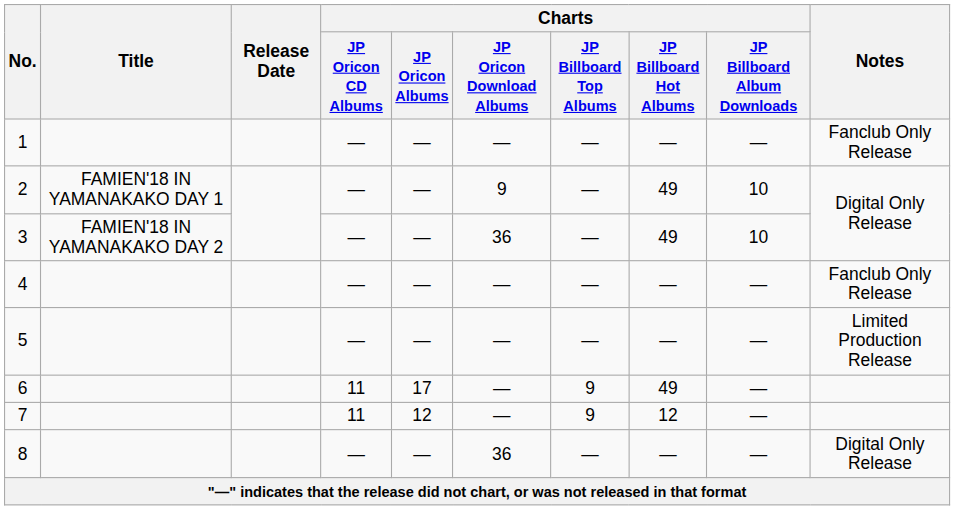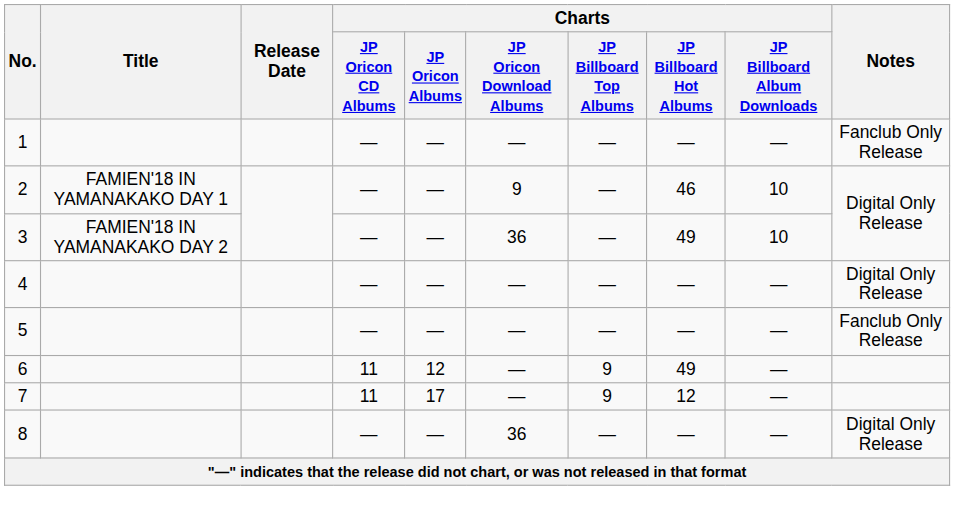(668, 189) 49 -> (686, 189) 46
(880, 284) Fanclub Only Release -> (891, 284) Digital Only Release
(880, 341) Limited Production Release -> (891, 331) Fanclub Only Release
(422, 388) 17 -> (435, 368) 12
(422, 416) 12 -> (435, 396) 17
